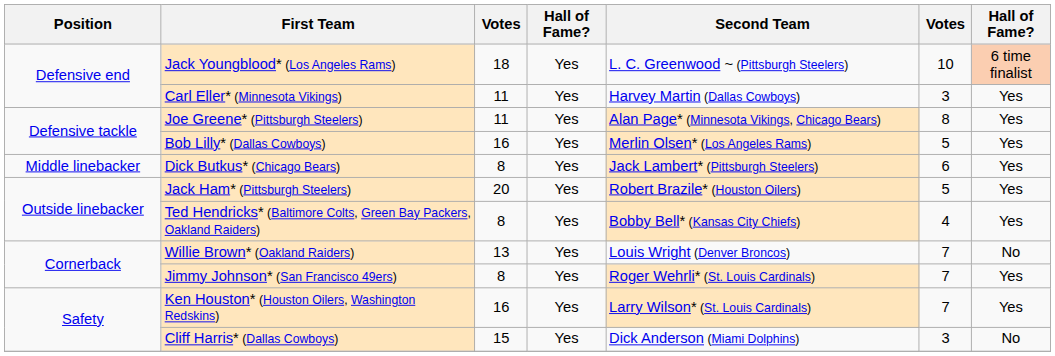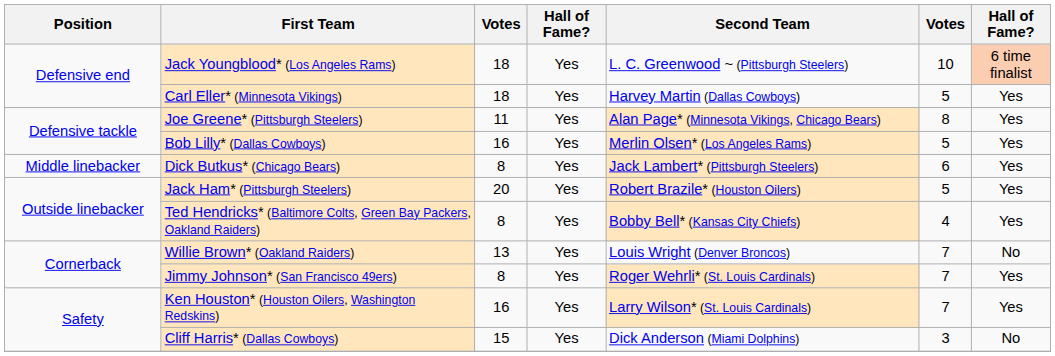(501, 95) 11 -> (501, 95) 18
(946, 95) 3 -> (946, 95) 5
